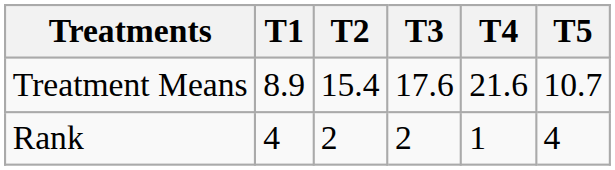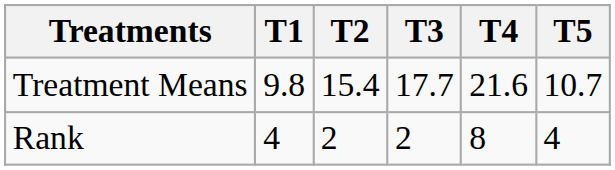(284, 84) 8.9 -> (284, 84) 9.8
(424, 84) 17.6 -> (424, 84) 17.7
(478, 137) 1 -> (478, 137) 8
